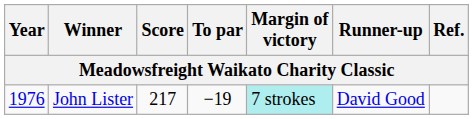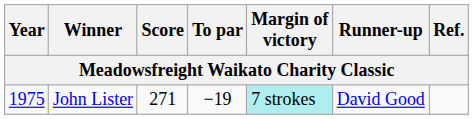(27, 99) 1976 -> (27, 99) 1975
(163, 99) 217 -> (163, 99) 271
